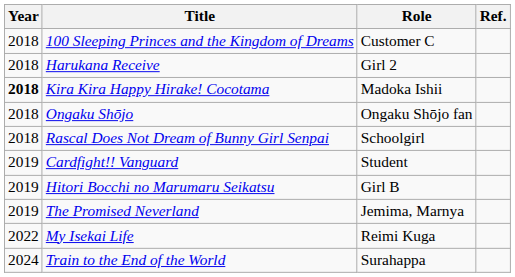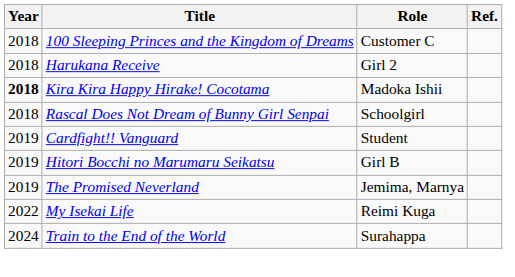- row: (90, 114)
